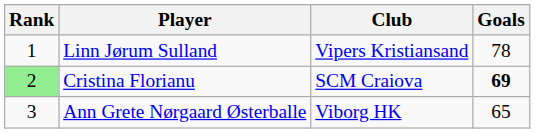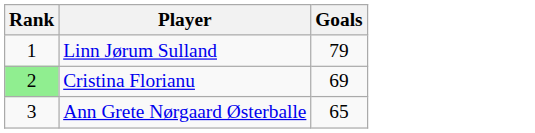- column: (392, 19)
(501, 50) 78 -> (339, 50) 79
(501, 81) bold -> (339, 81) normal
